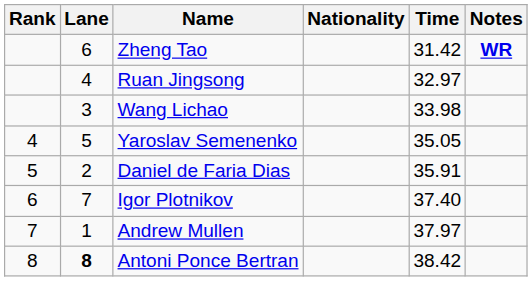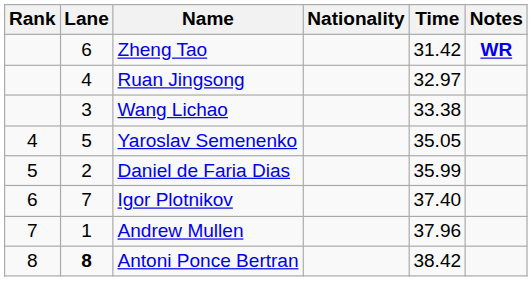(437, 110) 33.98 -> (437, 110) 33.38
(437, 170) 35.91 -> (437, 170) 35.99
(437, 230) 37.97 -> (437, 230) 37.96
